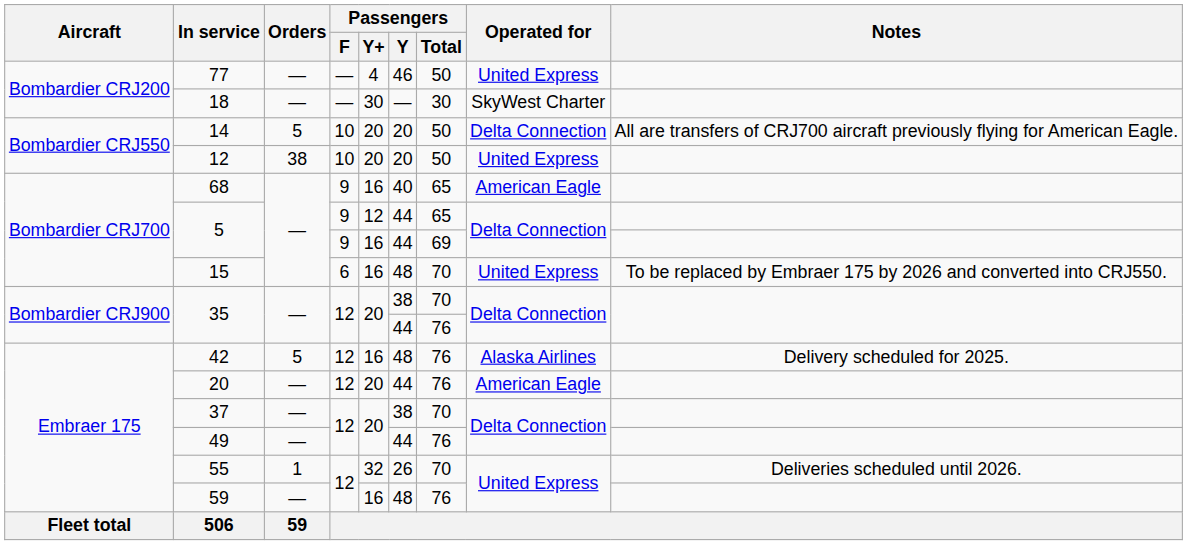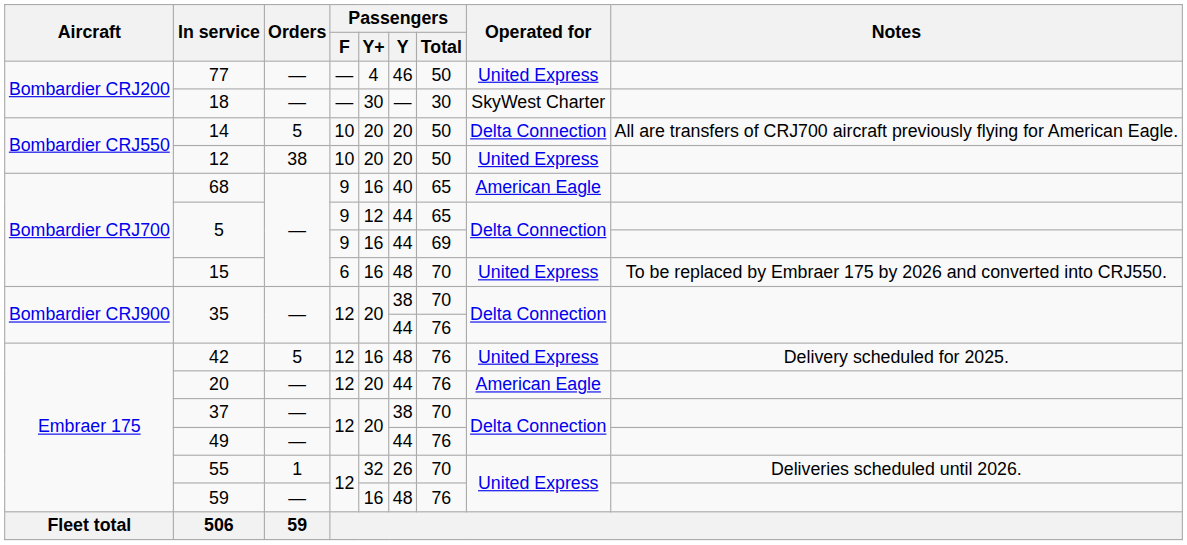(538, 356) Alaska Airlines -> (538, 356) United Express
